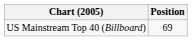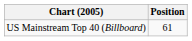(168, 28) 69 -> (168, 28) 61
